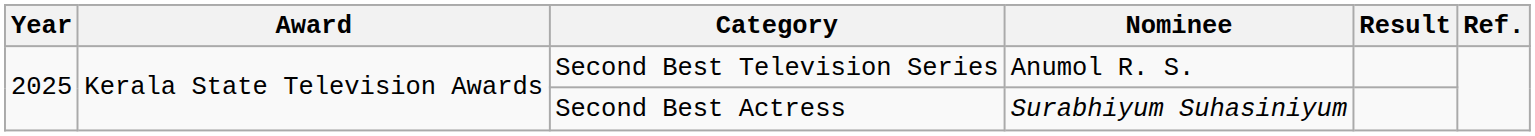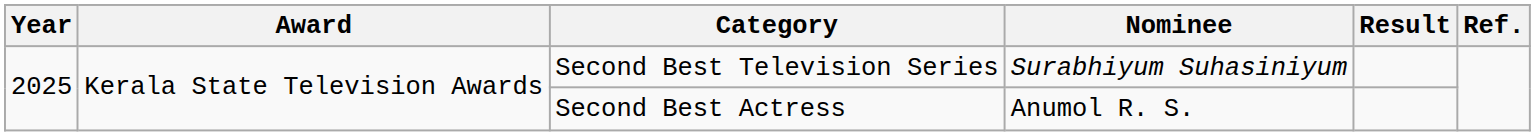(1103, 67) Anumol R. S. -> (1179, 67) Surabhiyum Suhasiniyum
(1179, 109) Surabhiyum Suhasiniyum -> (1103, 109) Anumol R. S.
